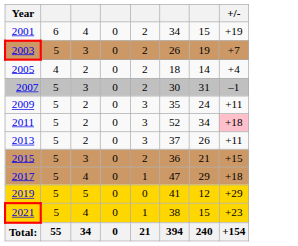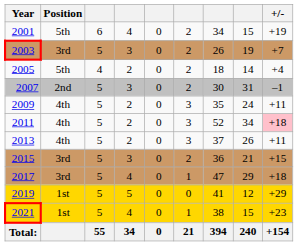+ column: (63, 13)
